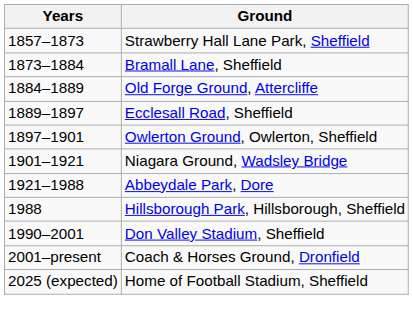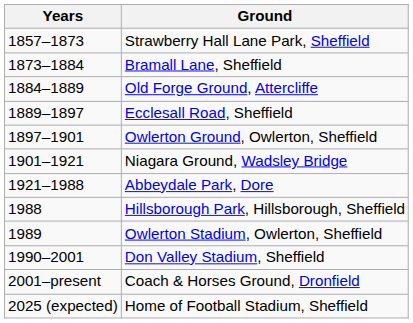+ row: (254, 233)
